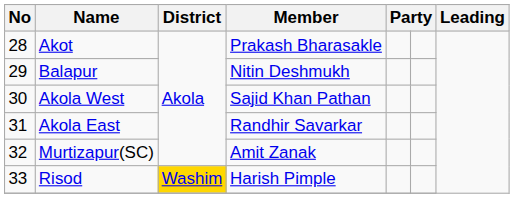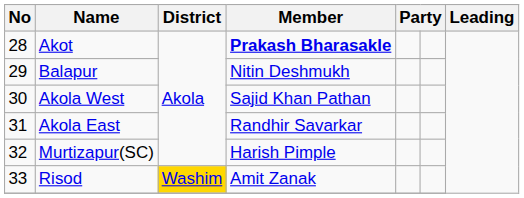(306, 44) normal -> (311, 44) bold
(273, 152) Amit Zanak -> (283, 152) Harish Pimple
(283, 179) Harish Pimple -> (273, 179) Amit Zanak
